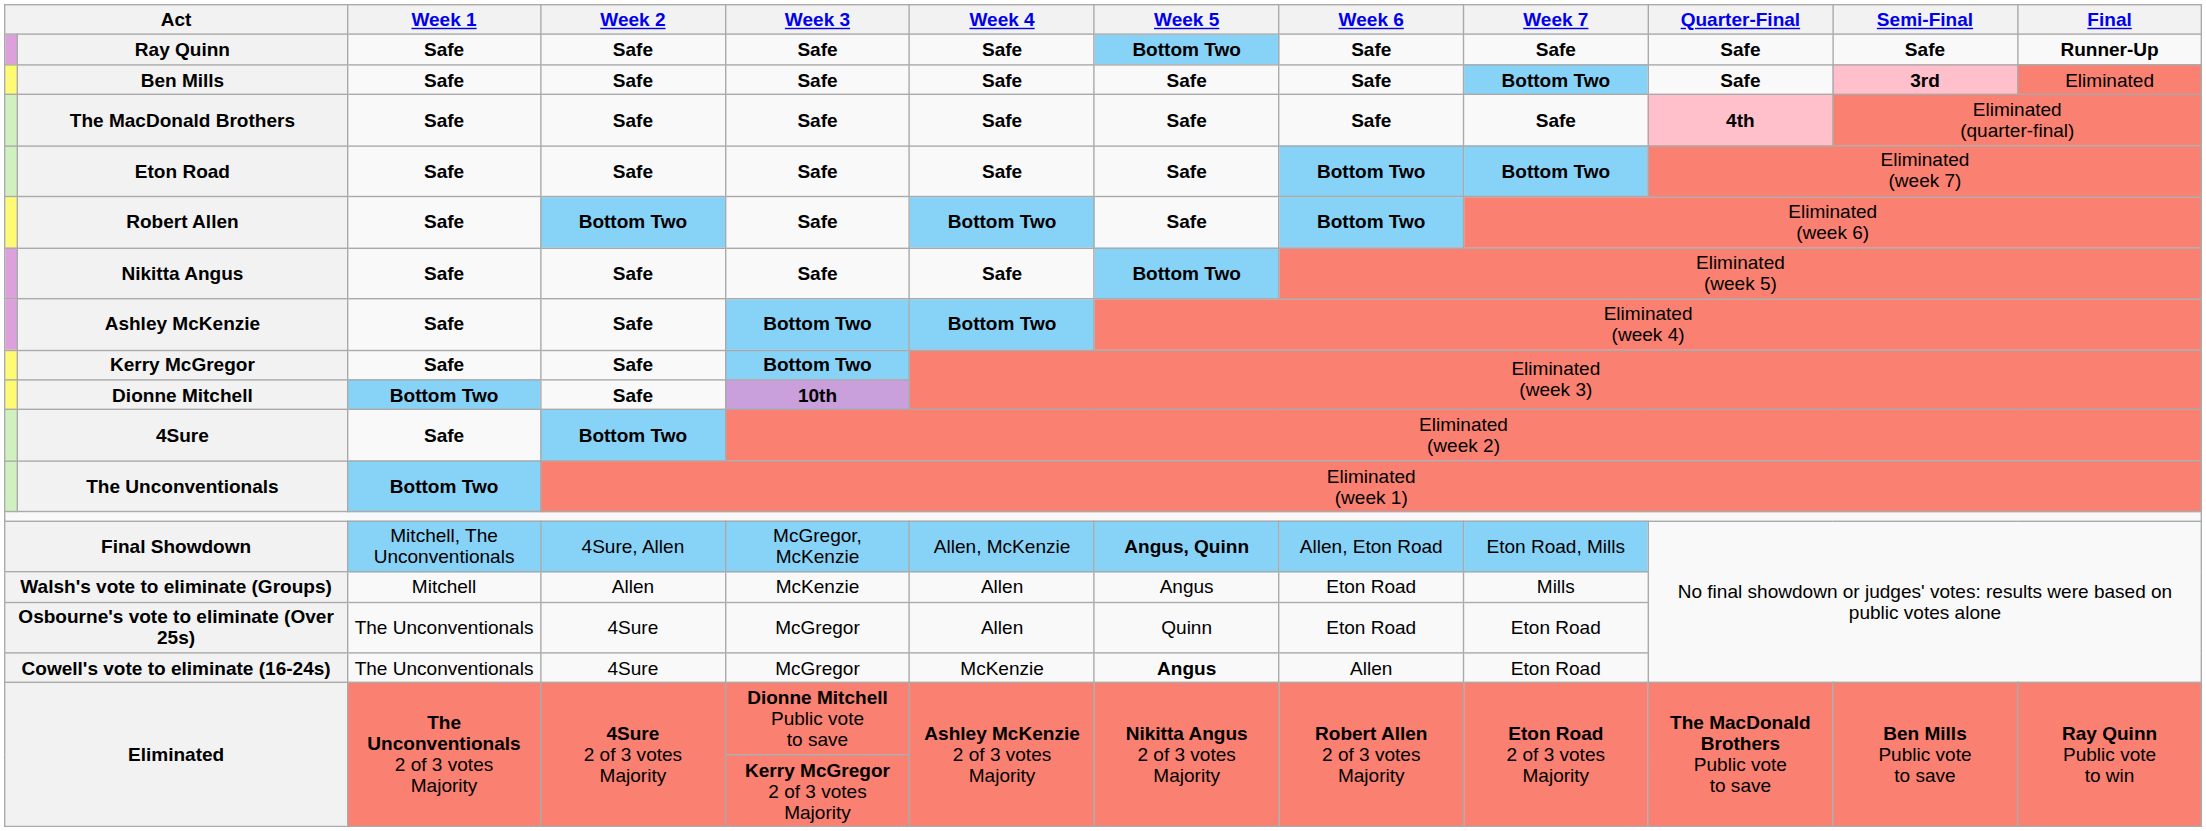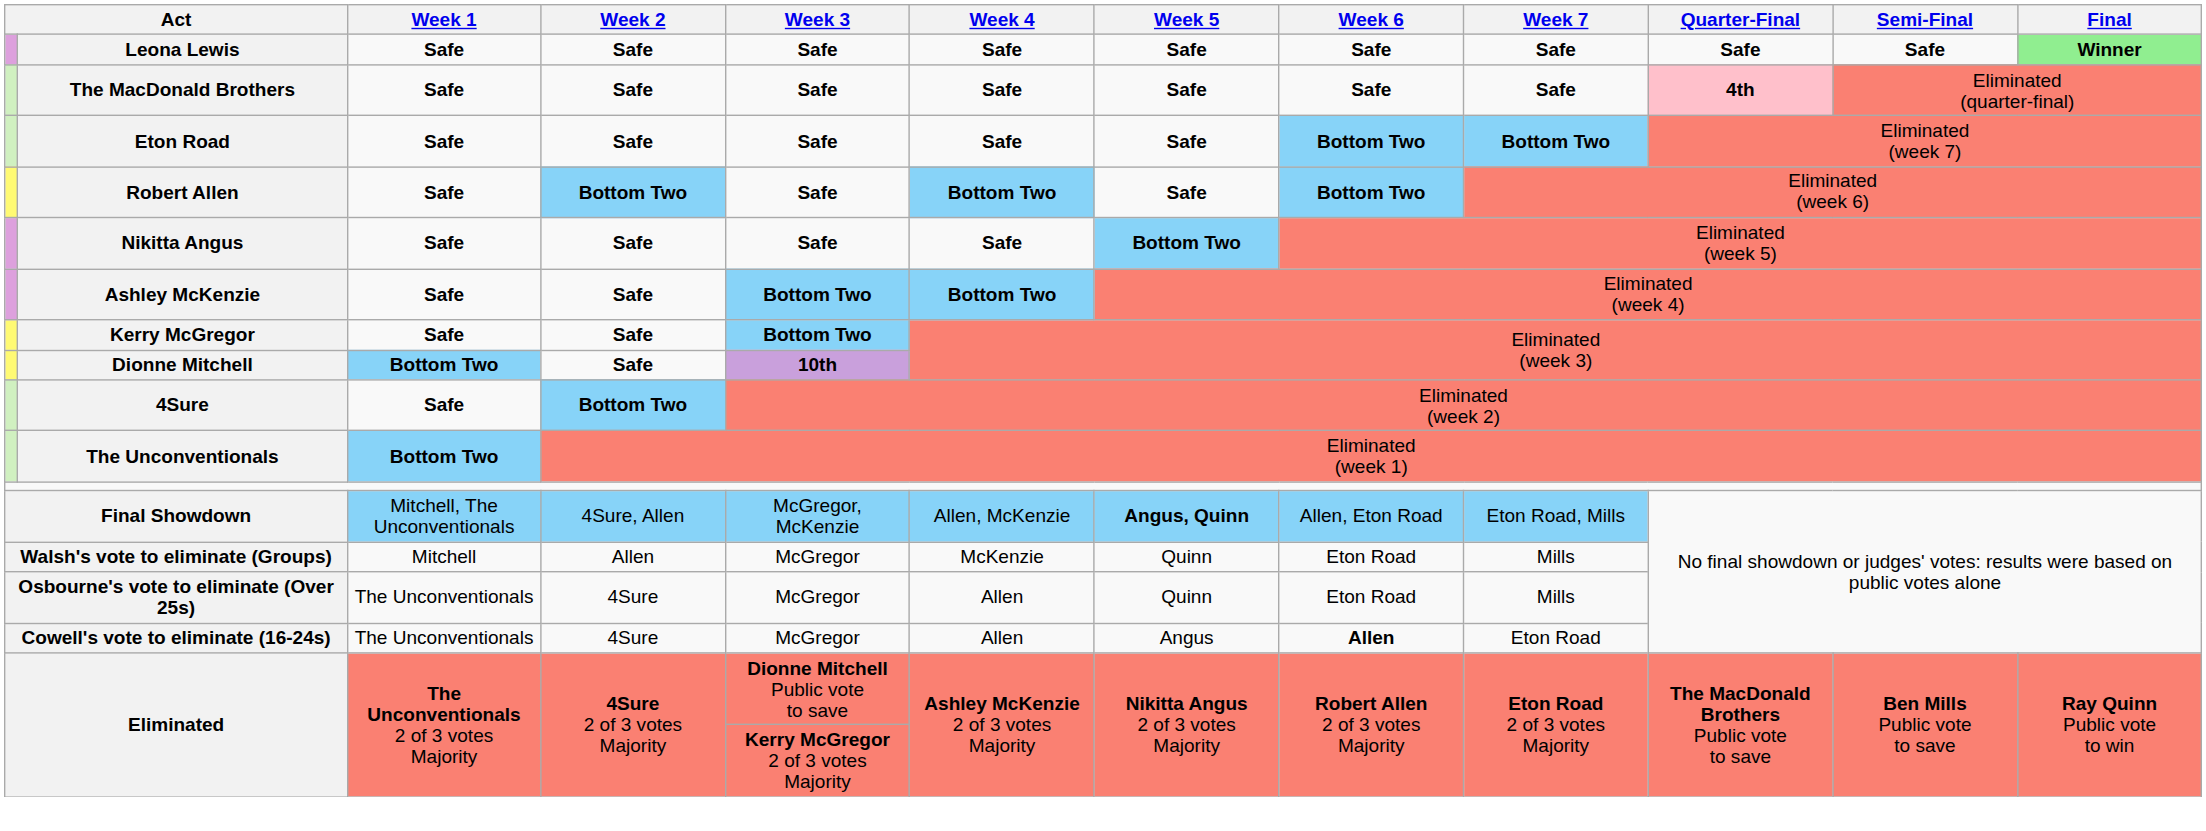+ row: (182, 49)
- row: (182, 49)
- row: (182, 79)
(817, 586) McKenzie -> (817, 556) McGregor
(1002, 586) Allen -> (1002, 556) McKenzie
(1187, 586) Angus -> (1187, 556) Quinn
(1556, 627) Eton Road -> (1556, 597) Mills
(1002, 668) McKenzie -> (1002, 637) Allen
(1187, 667) bold -> (1187, 637) normal
(1371, 668) normal -> (1371, 637) bold
